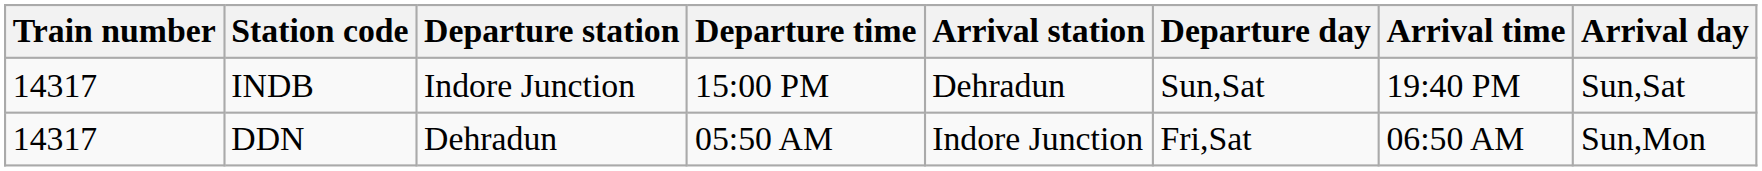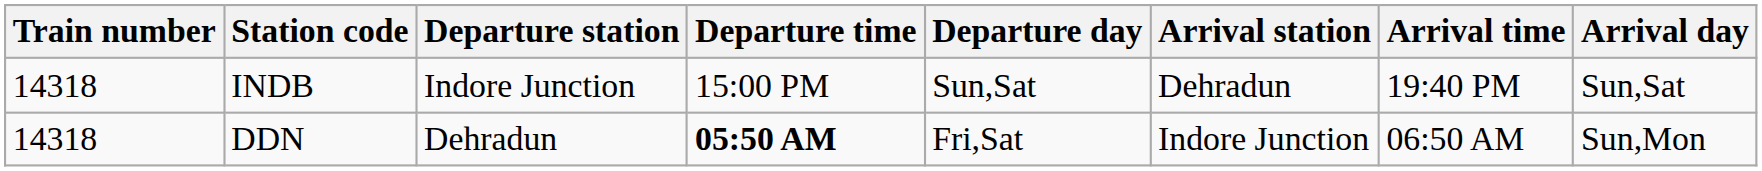columns swapped: (1266, 31) <-> (1039, 31)
(55, 84) 14317 -> (55, 84) 14318
(55, 138) 14317 -> (55, 138) 14318
(764, 138) normal -> (766, 138) bold
